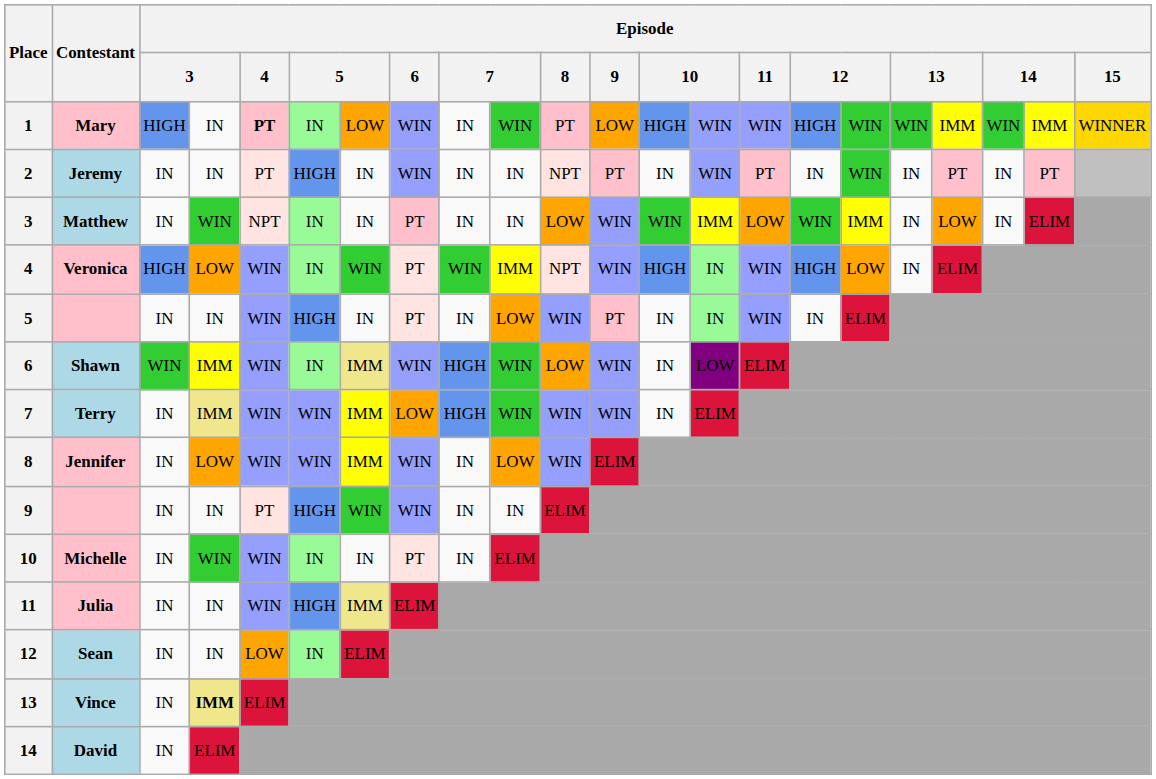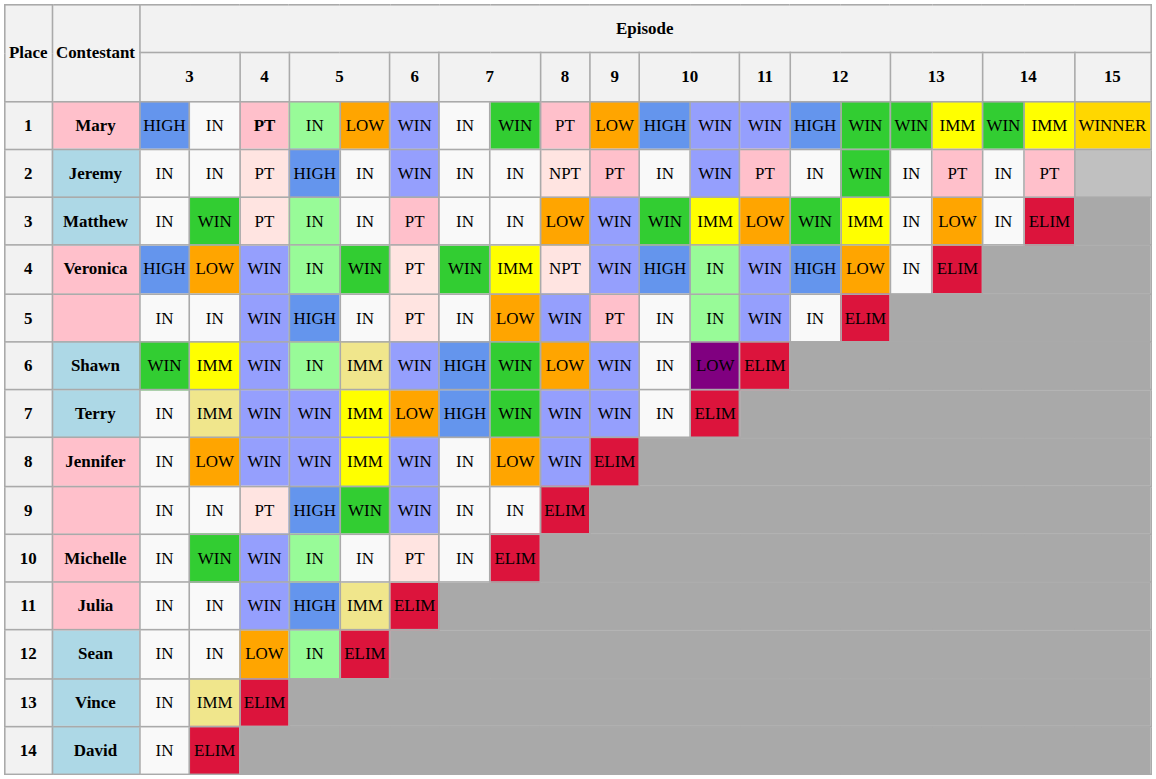(264, 221) NPT -> (264, 221) PT
(215, 702) bold -> (215, 702) normal
